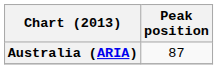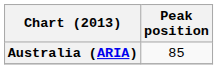(176, 53) 87 -> (176, 53) 85
